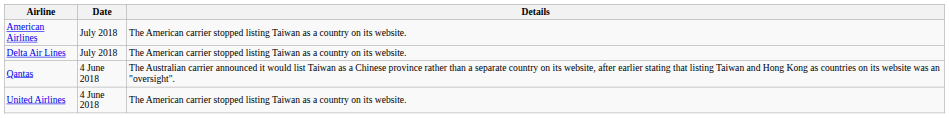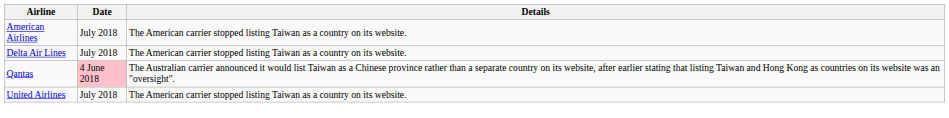(92, 73) no background -> (92, 73) pink background
(92, 100) 4 June 2018 -> (99, 94) July 2018
